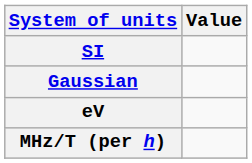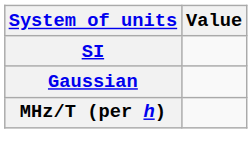- row: (93, 112)
